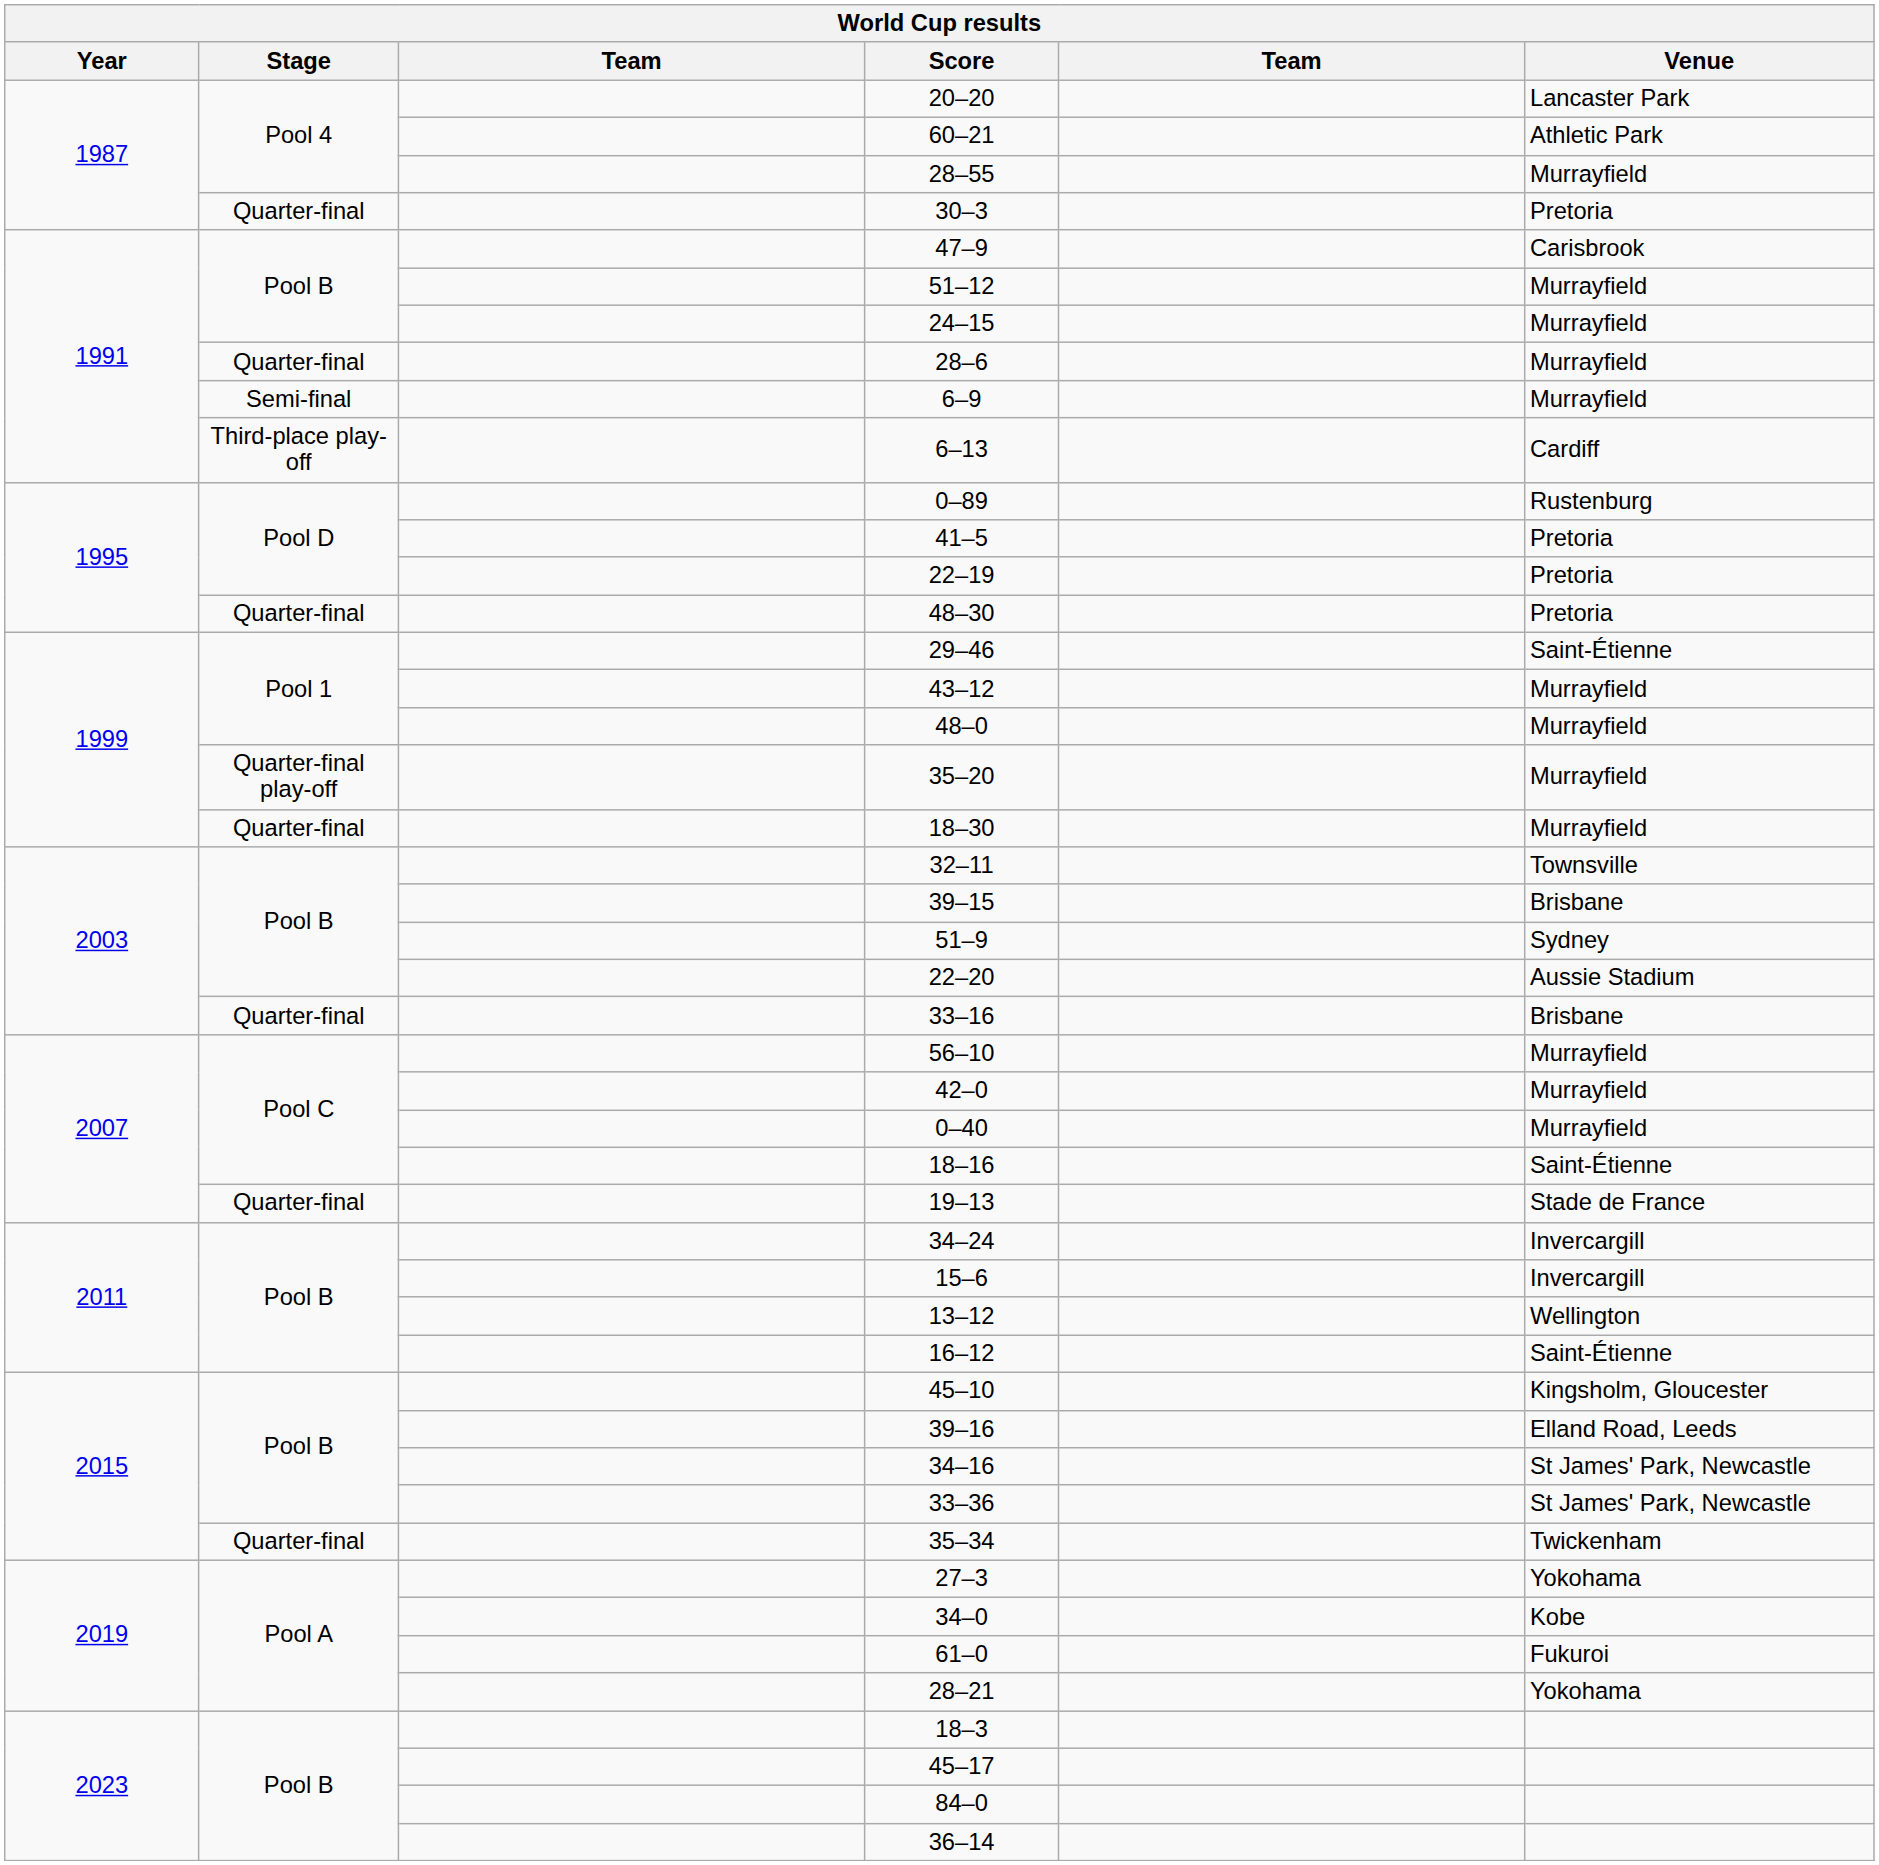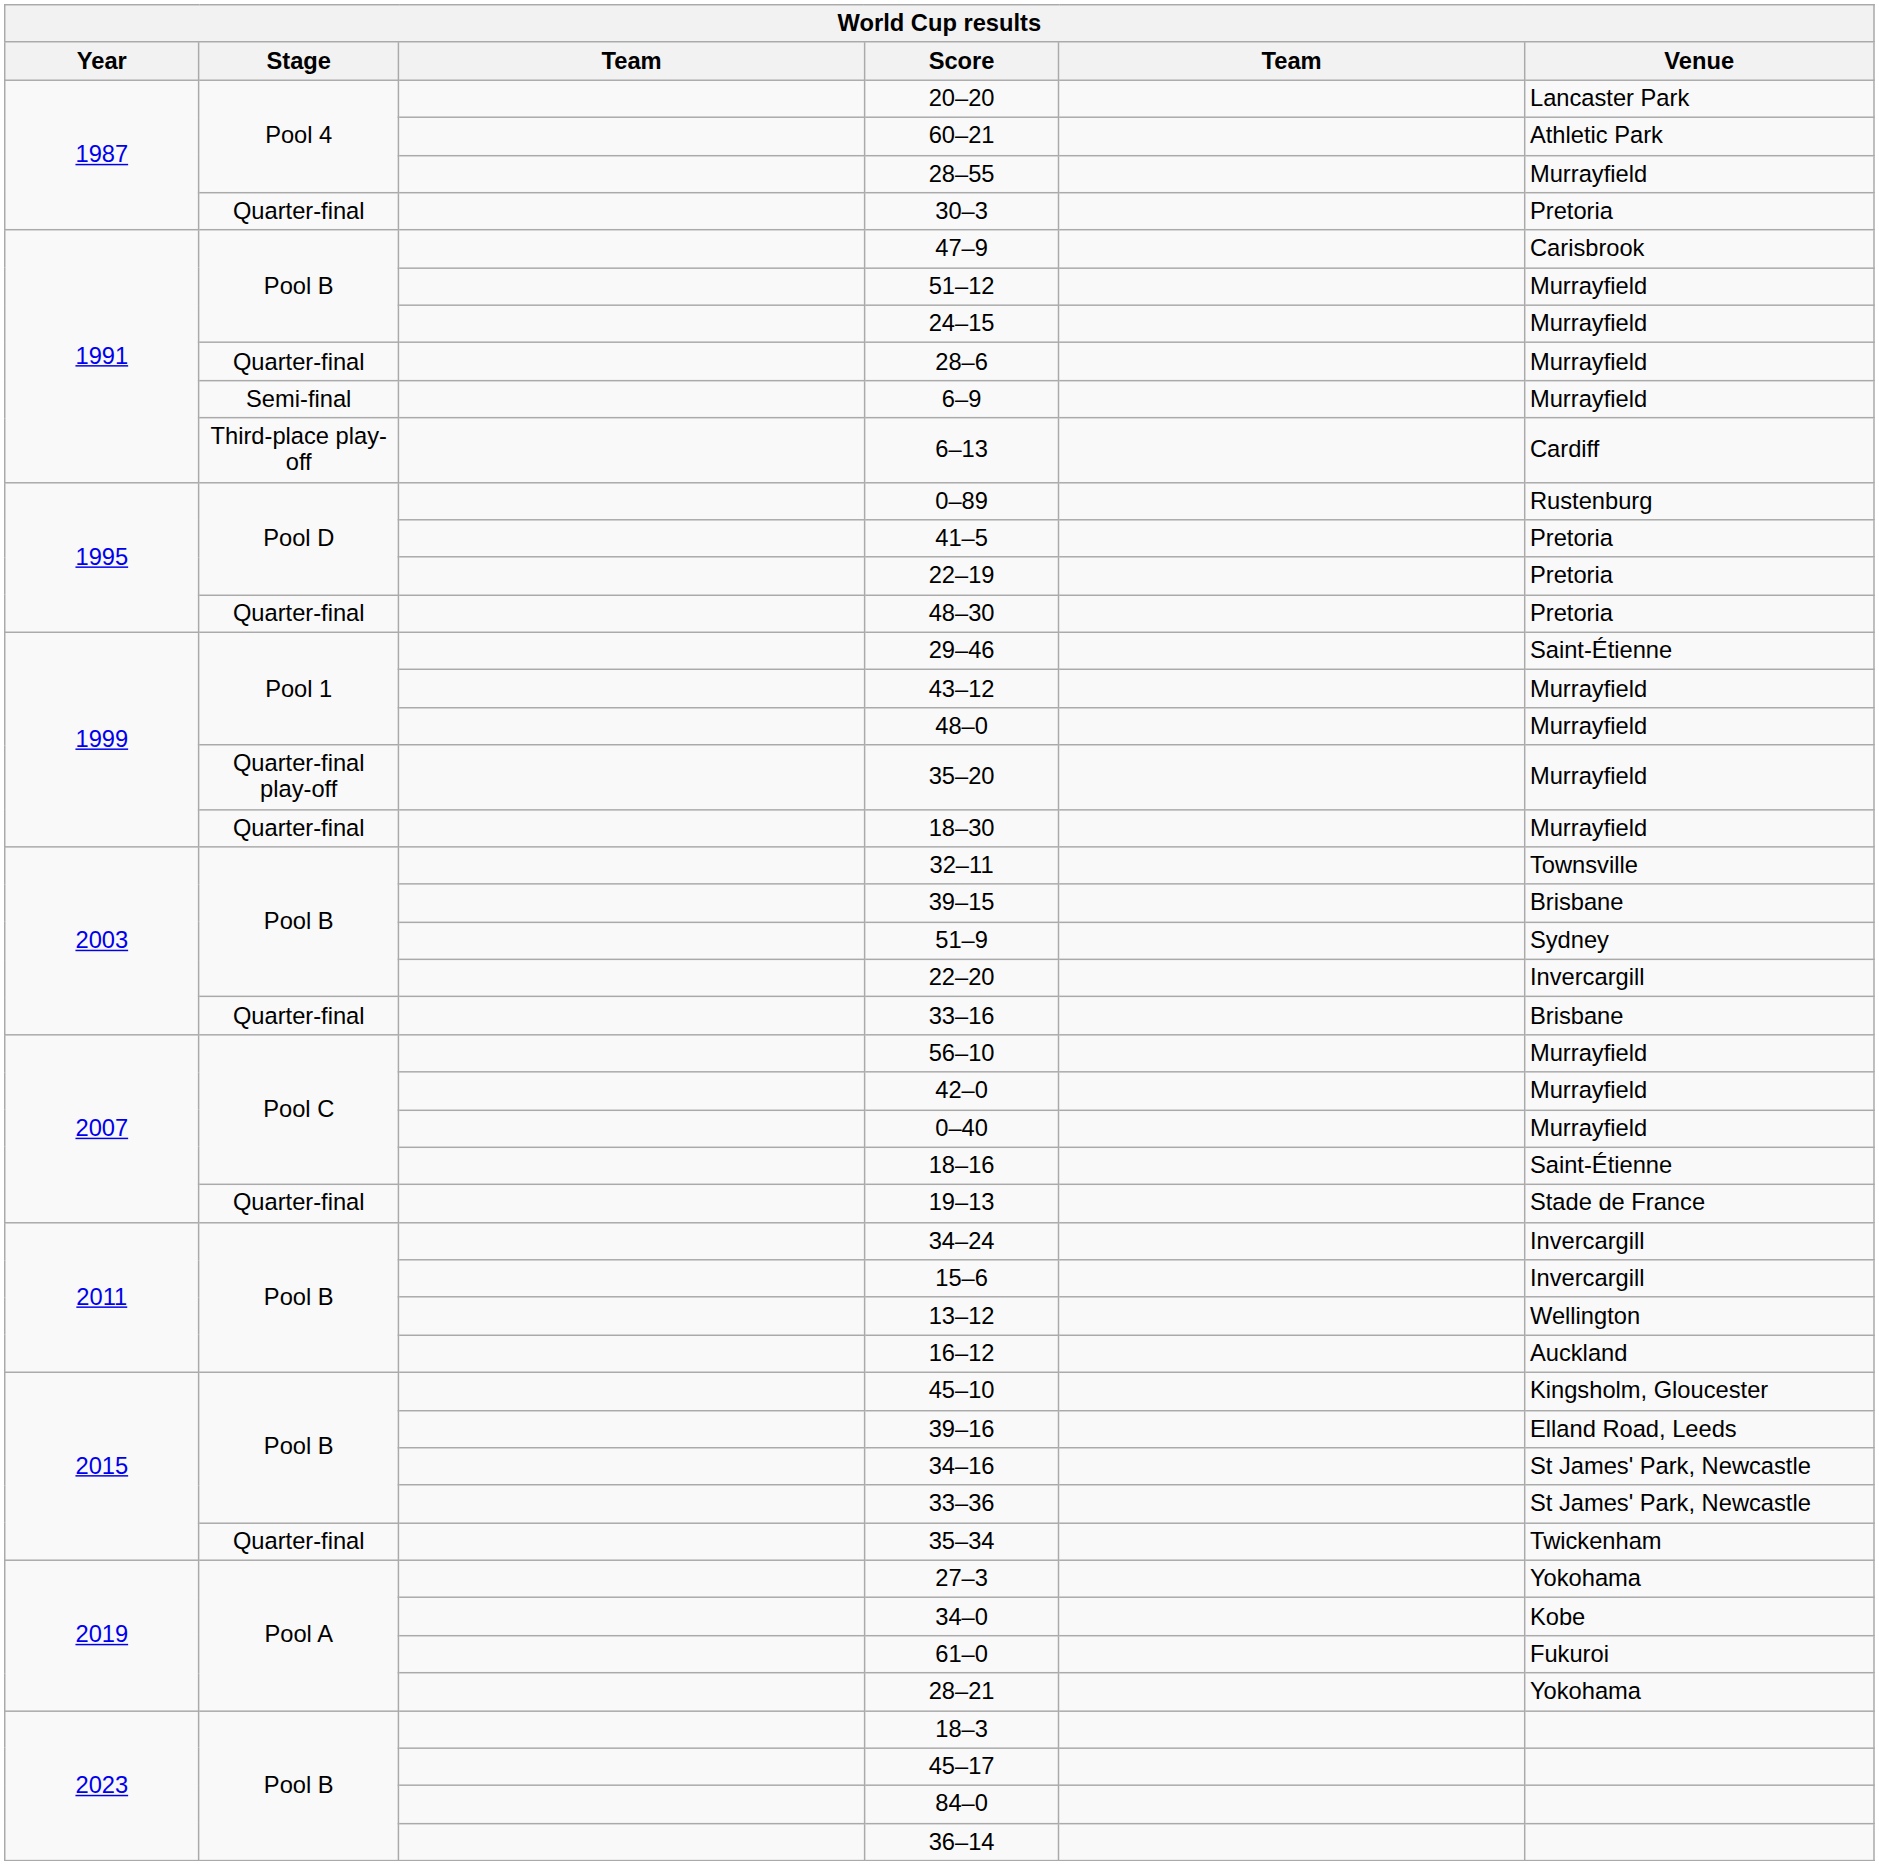(1612, 977) Aussie Stadium -> (1587, 977) Invercargill
(1601, 1353) Saint-Étienne -> (1579, 1353) Auckland
